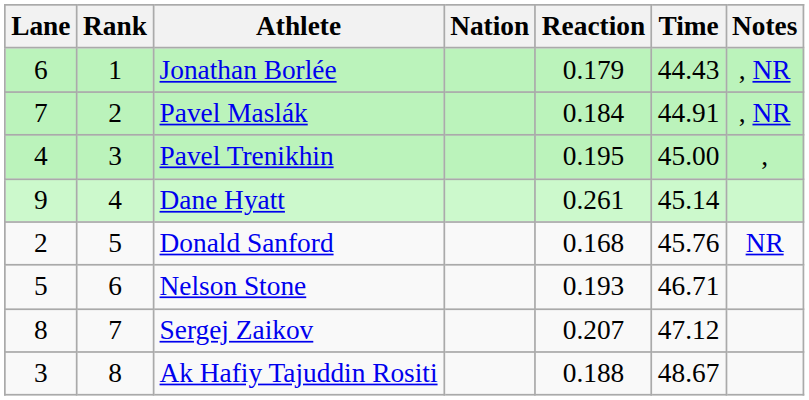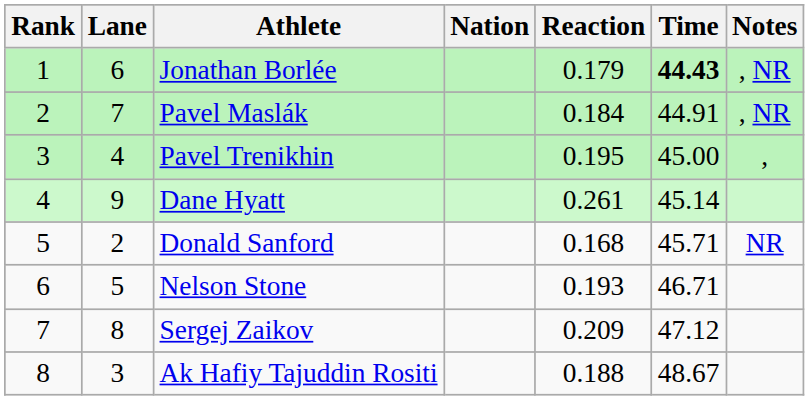columns swapped: (115, 26) <-> (41, 26)
(689, 69) normal -> (689, 69) bold
(689, 243) 45.76 -> (689, 243) 45.71
(594, 329) 0.207 -> (594, 329) 0.209
